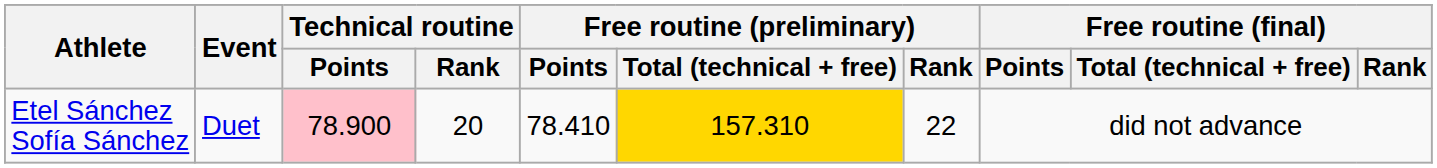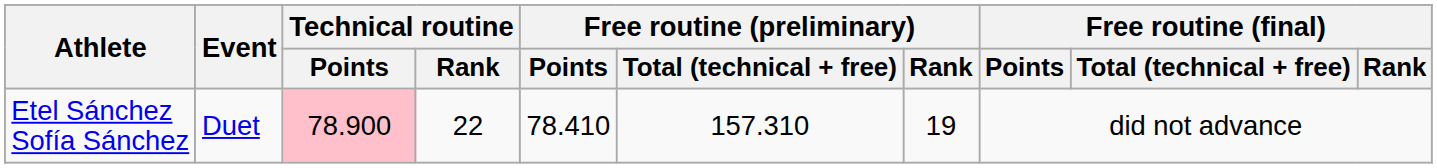(468, 126) 20 -> (468, 126) 22
(760, 126) gold background -> (760, 126) no background
(941, 126) 22 -> (941, 126) 19
